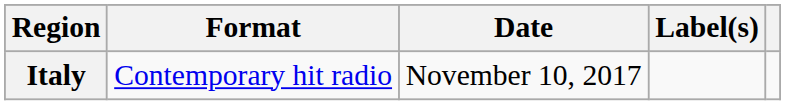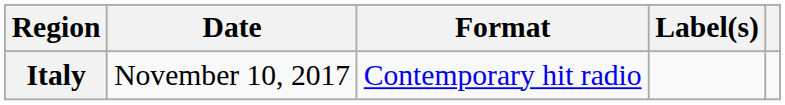columns swapped: (524, 27) <-> (253, 27)
